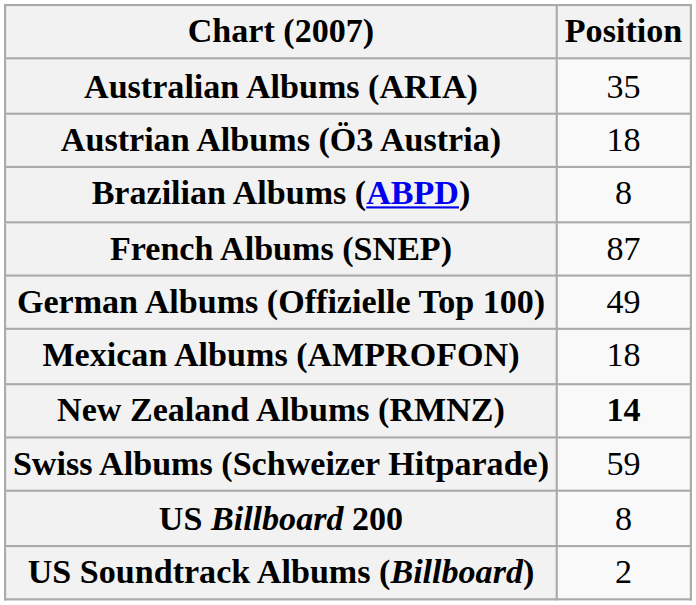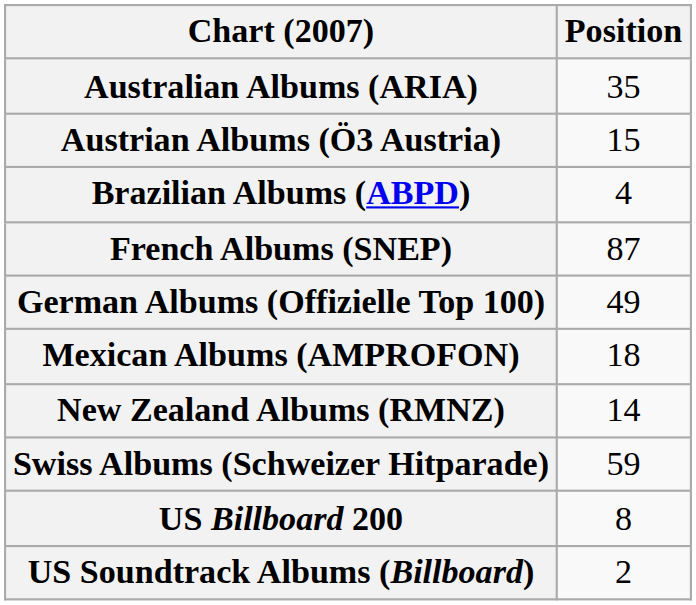(623, 139) 18 -> (623, 139) 15
(623, 193) 8 -> (623, 193) 4
(623, 409) bold -> (623, 409) normal
